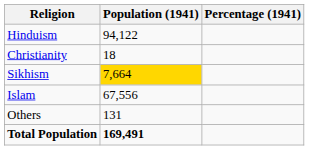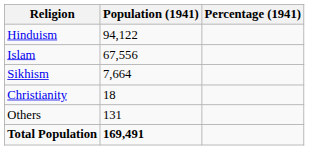rows swapped: (21, 94) <-> (37, 54)
(117, 74) gold background -> (117, 74) no background
